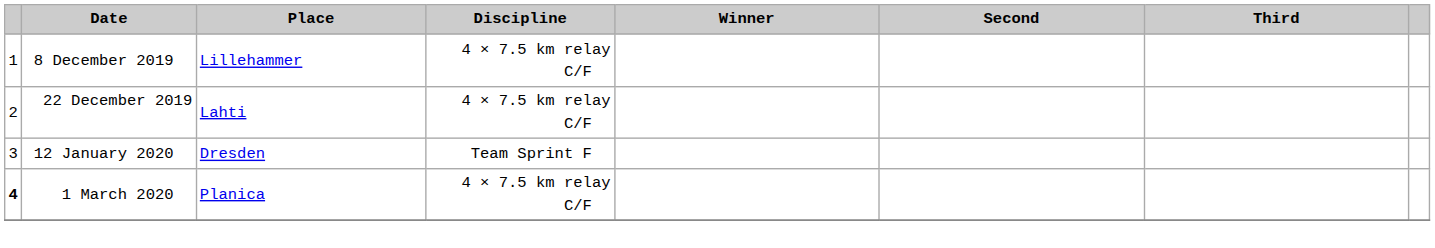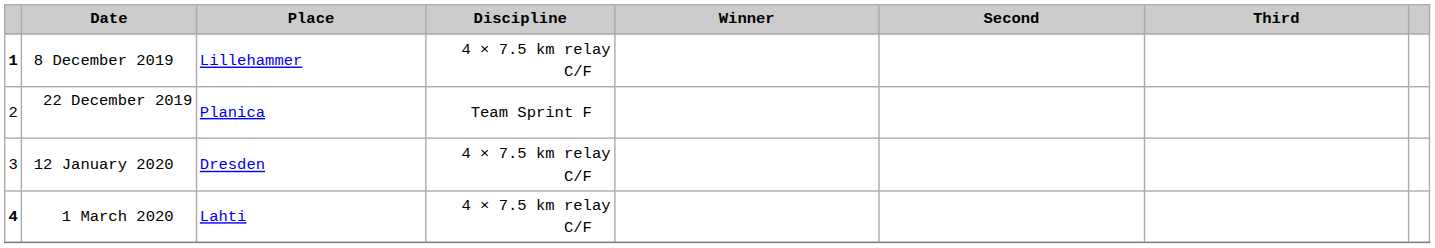(13, 61) normal -> (13, 61) bold
(223, 113) Lahti -> (232, 113) Planica
(536, 113) 4 × 7.5 km relay C/F -> (541, 113) Team Sprint F
(541, 154) Team Sprint F -> (536, 165) 4 × 7.5 km relay C/F
(232, 195) Planica -> (223, 217) Lahti
